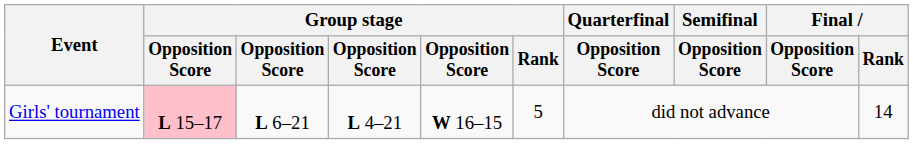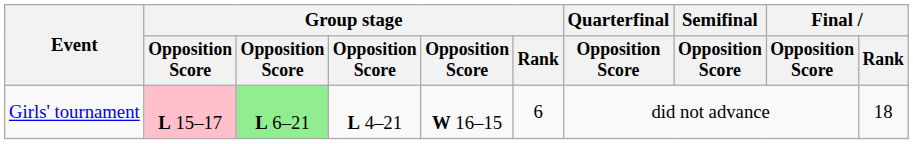(283, 123) no background -> (283, 123) lightgreen background
(538, 112) 5 -> (538, 112) 6
(883, 112) 14 -> (883, 112) 18
